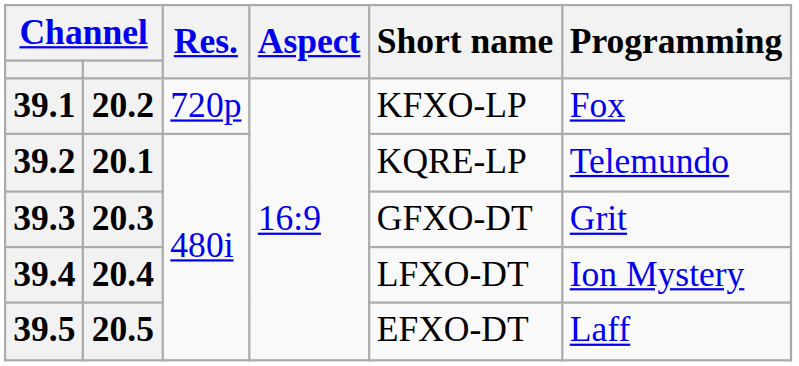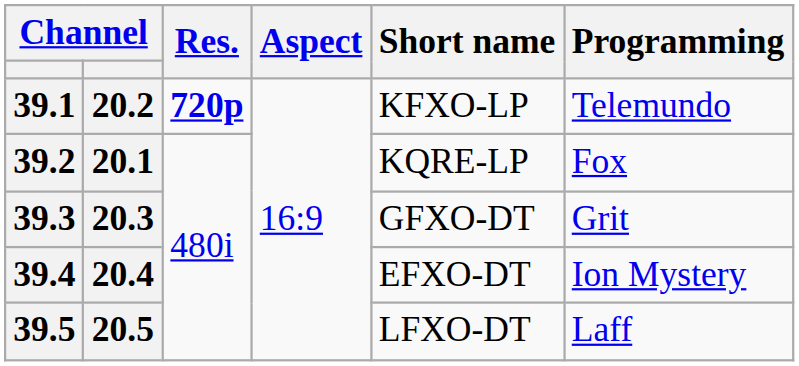(206, 105) normal -> (207, 105) bold
(597, 105) Fox -> (651, 105) Telemundo
(649, 161) Telemundo -> (599, 161) Fox
(453, 274) LFXO-DT -> (455, 274) EFXO-DT
(453, 330) EFXO-DT -> (455, 330) LFXO-DT
